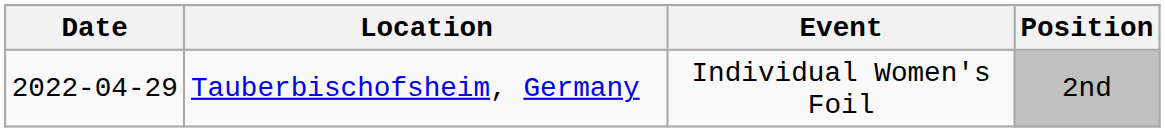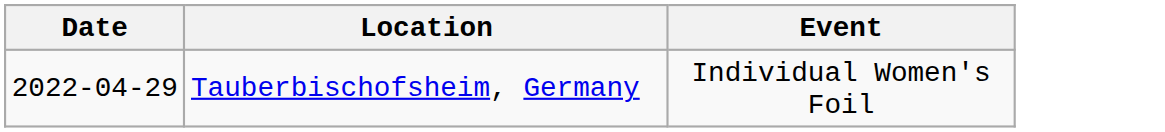- column: (1087, 28)
